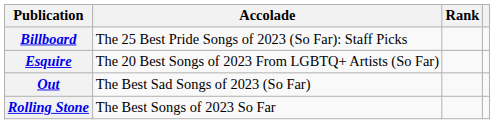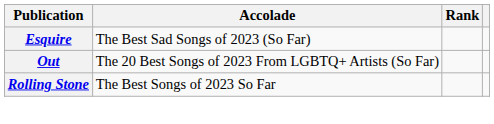- row: (48, 38)
(267, 61) The 20 Best Songs of 2023 From LGBTQ+ Artists (So Far) -> (203, 38) The Best Sad Songs of 2023 (So Far)
(203, 84) The Best Sad Songs of 2023 (So Far) -> (267, 61) The 20 Best Songs of 2023 From LGBTQ+ Artists (So Far)
